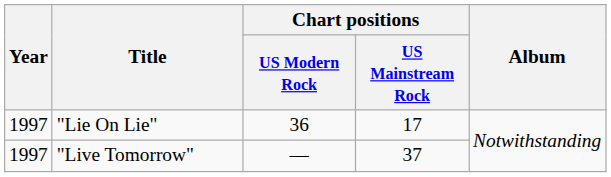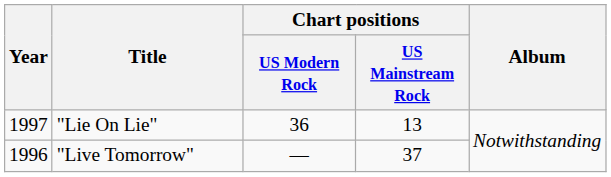(412, 124) 17 -> (412, 124) 13
(28, 155) 1997 -> (28, 155) 1996
